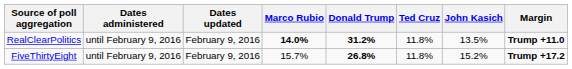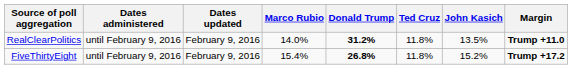(294, 40) bold -> (294, 40) normal
(294, 56) 15.7% -> (294, 56) 15.4%
